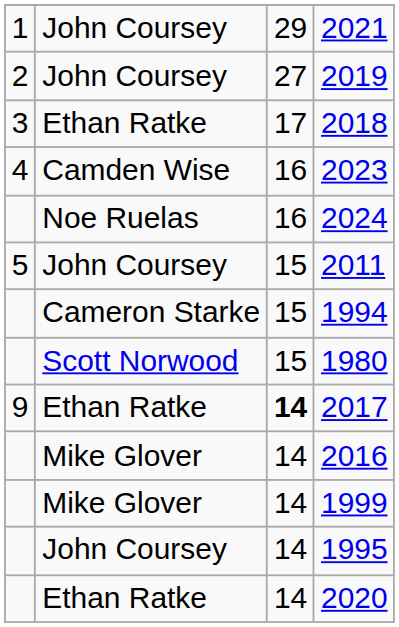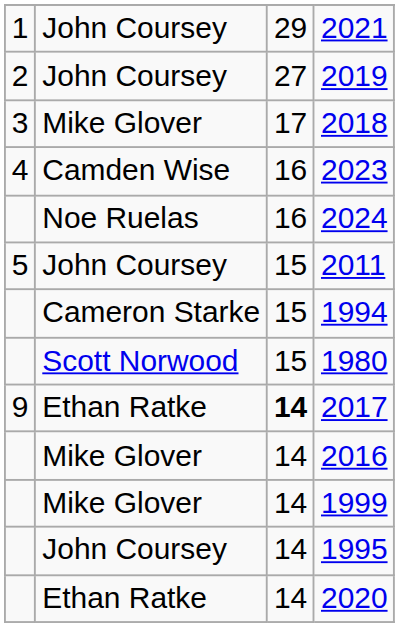(125, 123) Ethan Ratke -> (122, 123) Mike Glover
